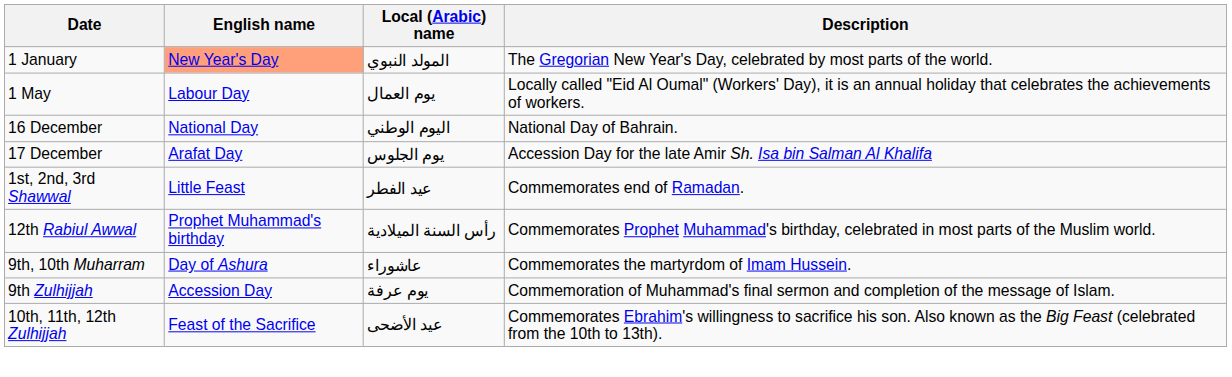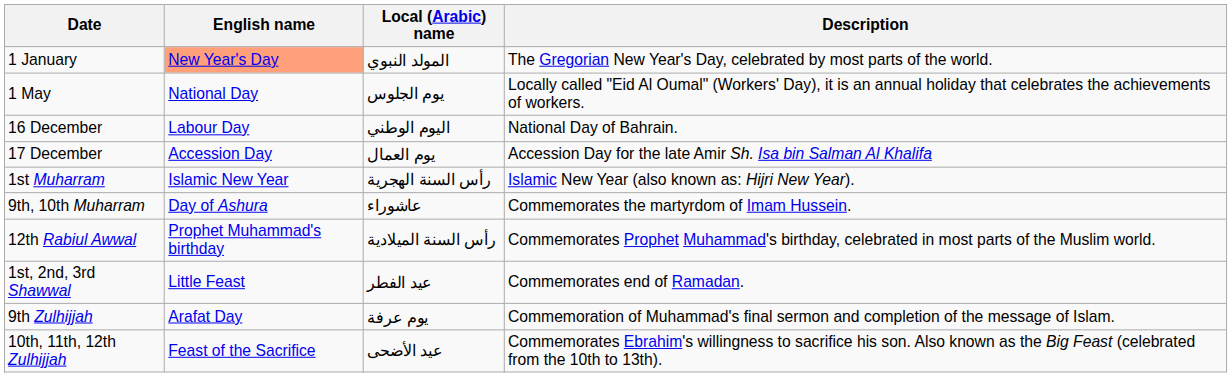(209, 94) Labour Day -> (213, 94) National Day
(401, 94) يوم العمال -> (406, 94) يوم الجلوس
(213, 128) National Day -> (209, 128) Labour Day
(205, 154) Arafat Day -> (220, 154) Accession Day
(406, 154) يوم الجلوس -> (401, 154) يوم العمال
+ row: (56, 179)
rows swapped: (77, 264) <-> (52, 188)
(220, 290) Accession Day -> (205, 316) Arafat Day
